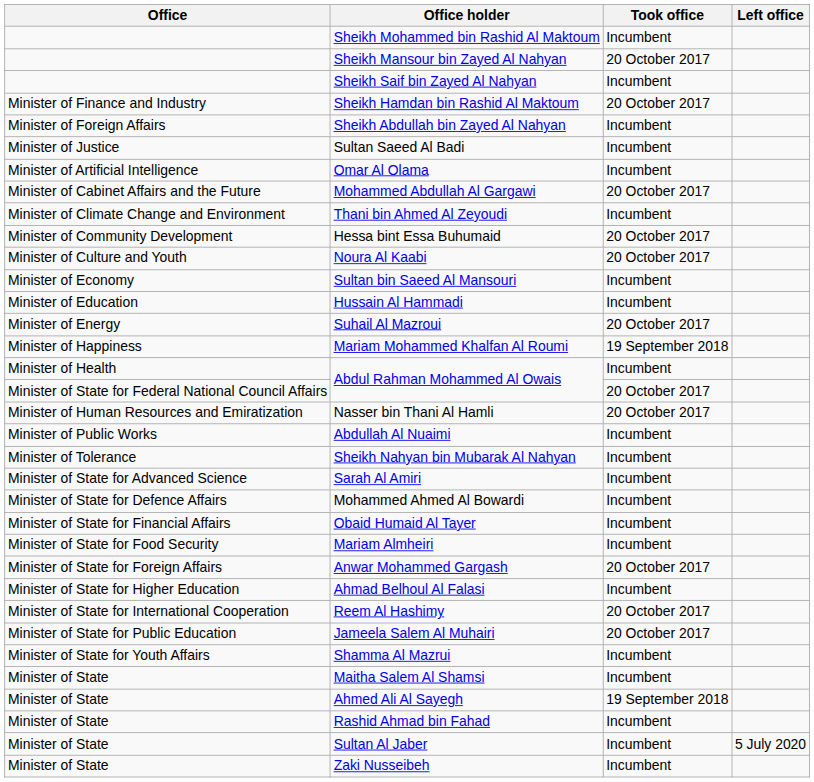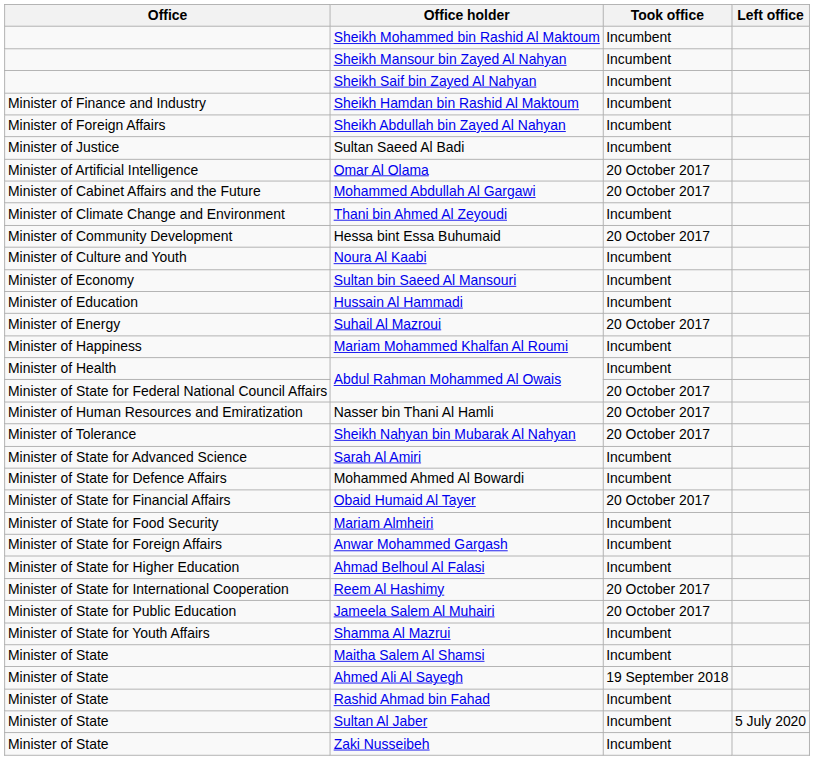(658, 59) 20 October 2017 -> (639, 59) Incumbent
(658, 103) 20 October 2017 -> (639, 103) Incumbent
(639, 170) Incumbent -> (658, 170) 20 October 2017
(658, 258) 20 October 2017 -> (639, 258) Incumbent
(667, 346) 19 September 2018 -> (639, 346) Incumbent
- row: (82, 434)
(639, 457) Incumbent -> (658, 434) 20 October 2017
(639, 523) Incumbent -> (658, 501) 20 October 2017
(658, 567) 20 October 2017 -> (639, 545) Incumbent
